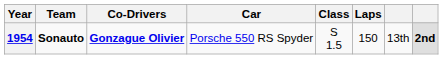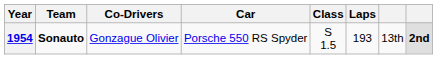(137, 38) bold -> (134, 38) normal
(368, 38) 150 -> (362, 38) 193
